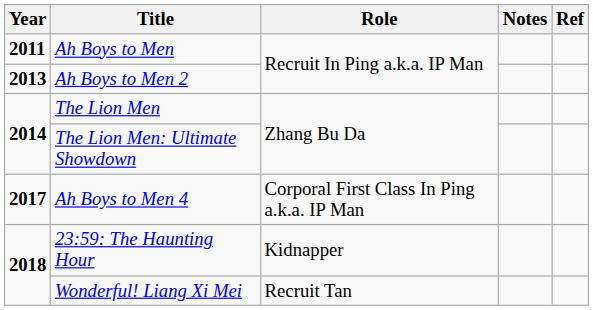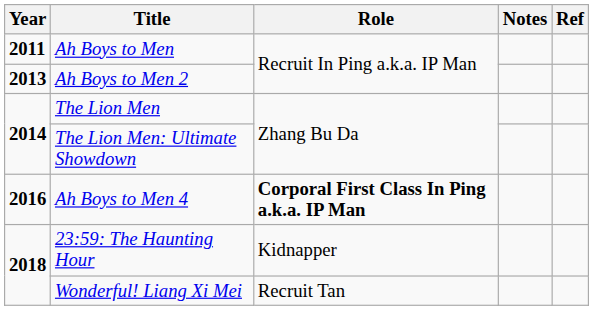(28, 199) 2017 -> (28, 199) 2016
(370, 199) normal -> (372, 199) bold
